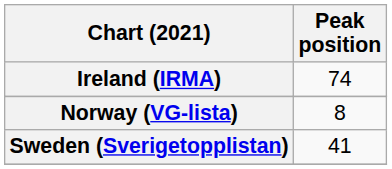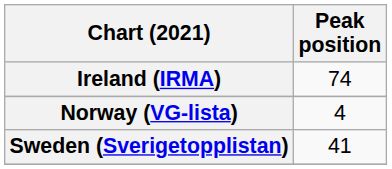(340, 112) 8 -> (340, 112) 4
